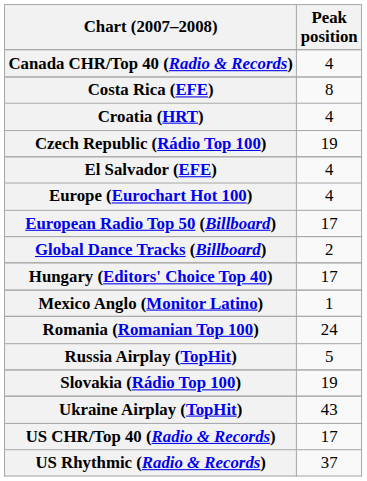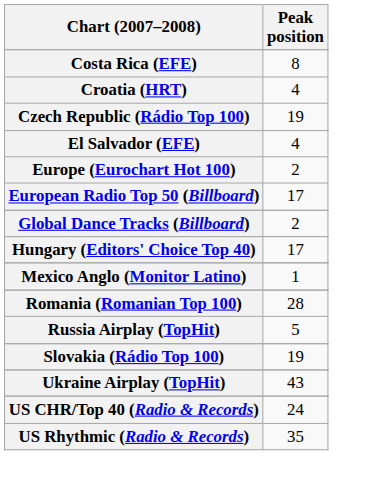- row: (151, 63)
(329, 196) 4 -> (295, 169) 2
(329, 329) 24 -> (295, 303) 28
(329, 436) 17 -> (295, 409) 24
(329, 463) 37 -> (295, 436) 35
